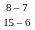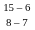rows swapped: (17, 22) <-> (17, 8)
